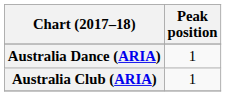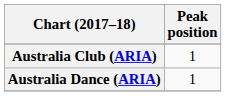rows swapped: (84, 79) <-> (84, 56)
